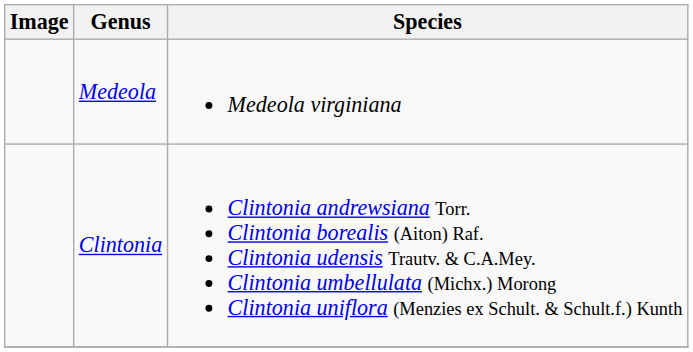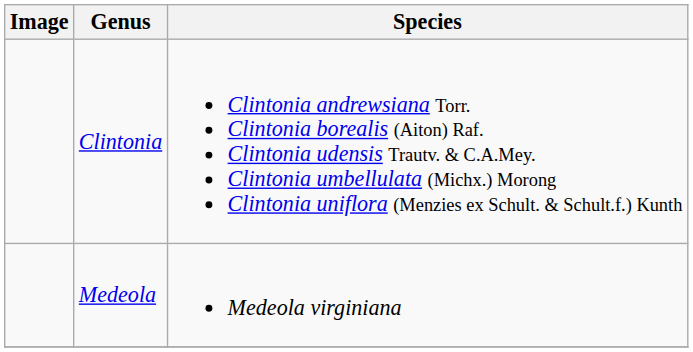rows swapped: (121, 245) <-> (117, 91)
